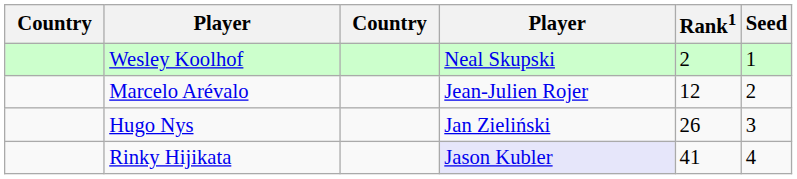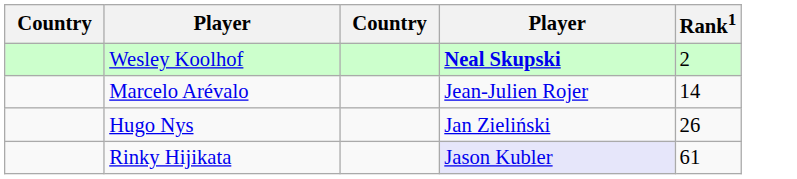- column: (767, 23)
(500, 59) normal -> (503, 59) bold
(690, 91) 12 -> (690, 91) 14
(690, 157) 41 -> (690, 157) 61
